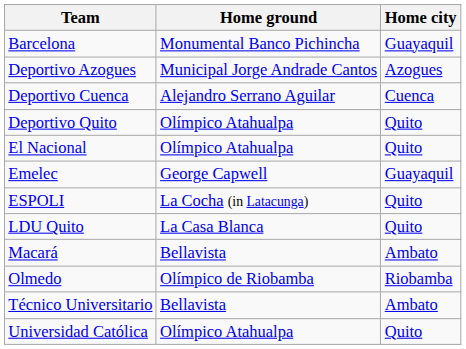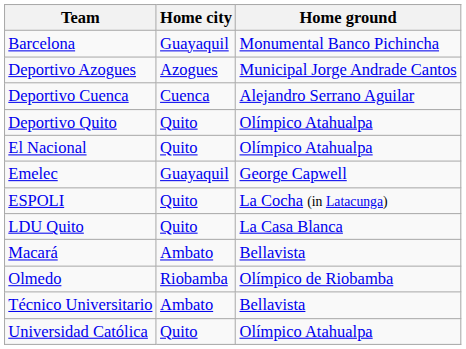columns swapped: (421, 17) <-> (269, 17)
